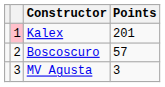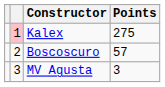(124, 33) 201 -> (124, 33) 275
